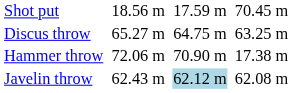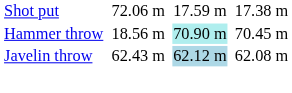(138, 11) 18.56 m -> (138, 11) 72.06 m
(262, 11) 70.45 m -> (262, 11) 17.38 m
- row: (47, 33)
(138, 56) 72.06 m -> (138, 33) 18.56 m
(200, 56) no background -> (200, 33) paleturquoise background
(262, 56) 17.38 m -> (262, 33) 70.45 m
